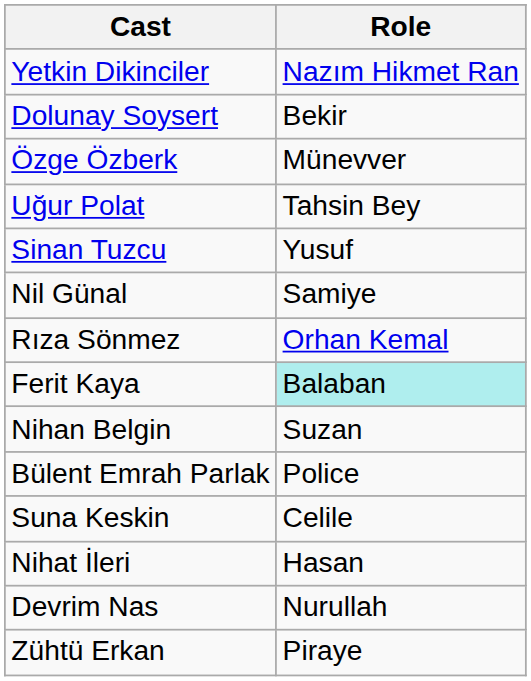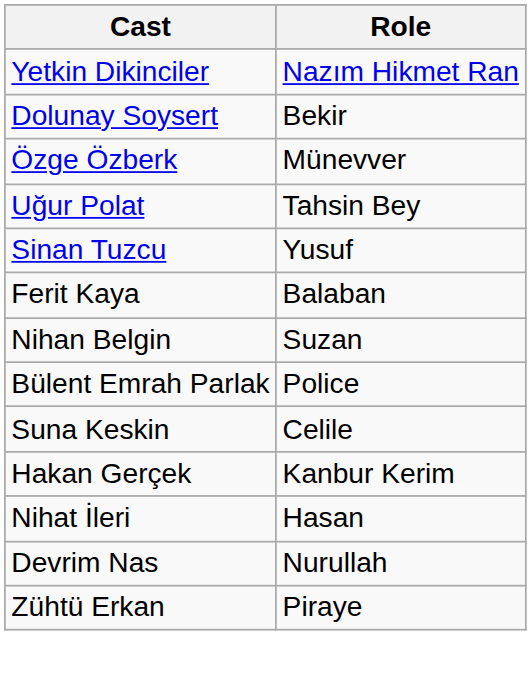- row: (69, 294)
- row: (96, 339)
(334, 384) paleturquoise background -> (334, 294) no background
+ row: (101, 473)
